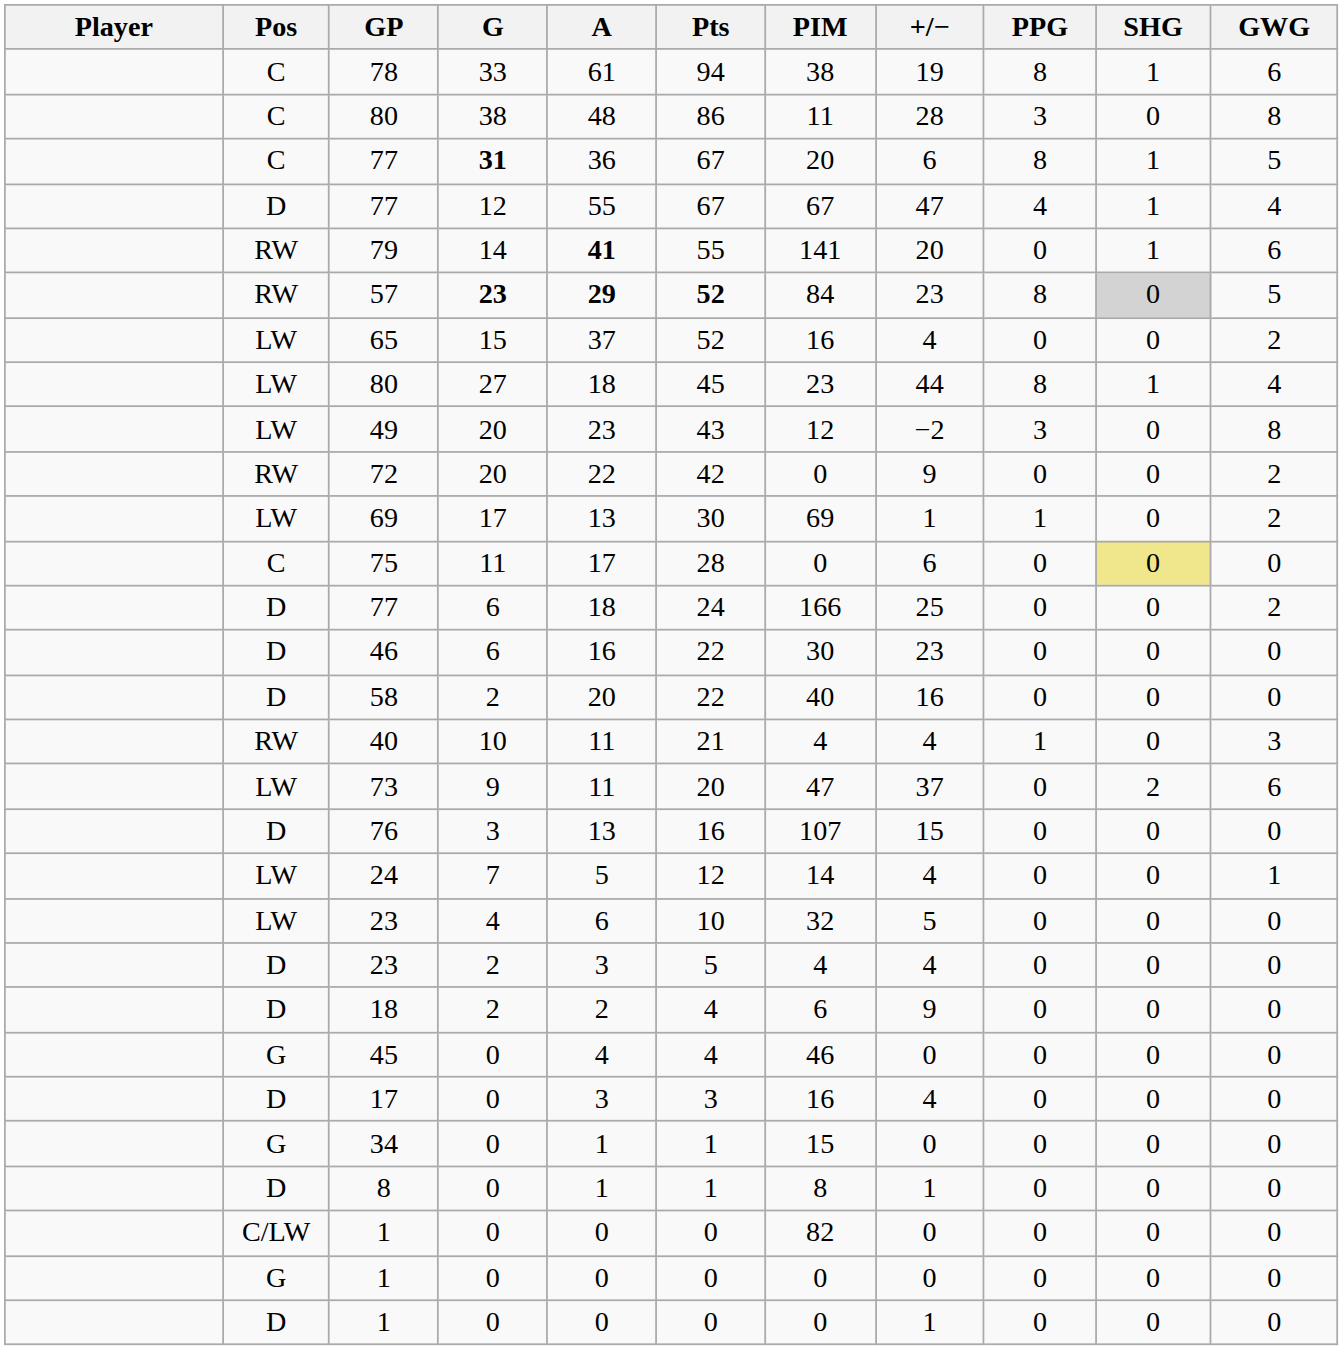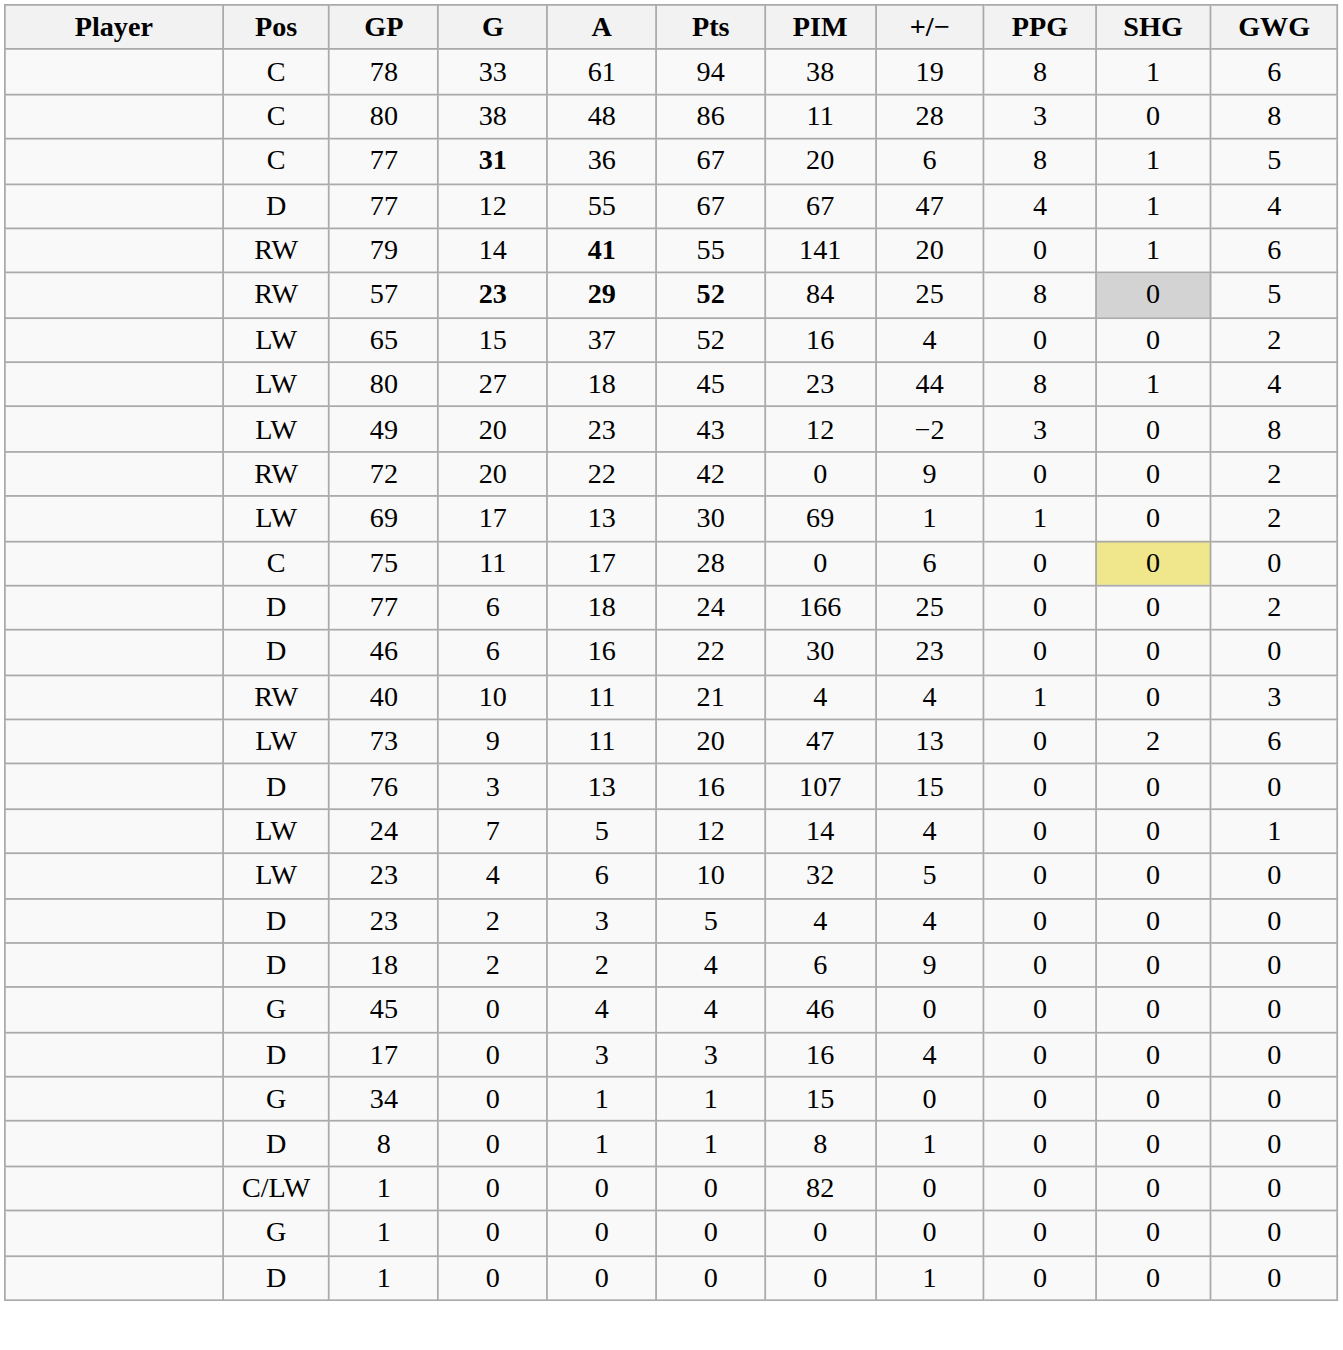(930, 294) 23 -> (930, 294) 25
- row: (276, 696)
(930, 786) 37 -> (930, 741) 13
